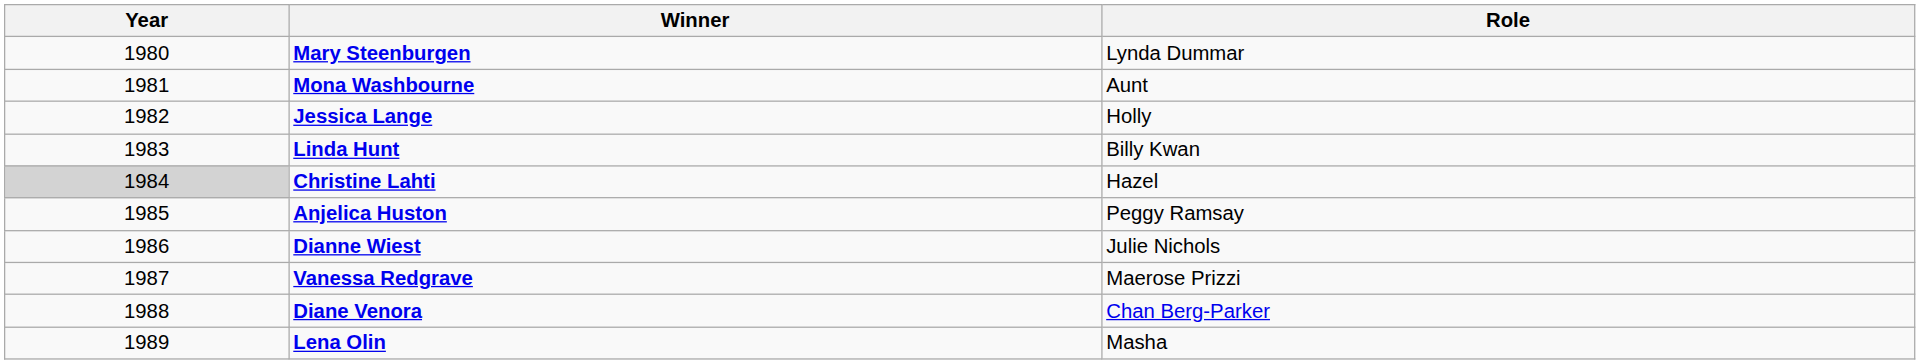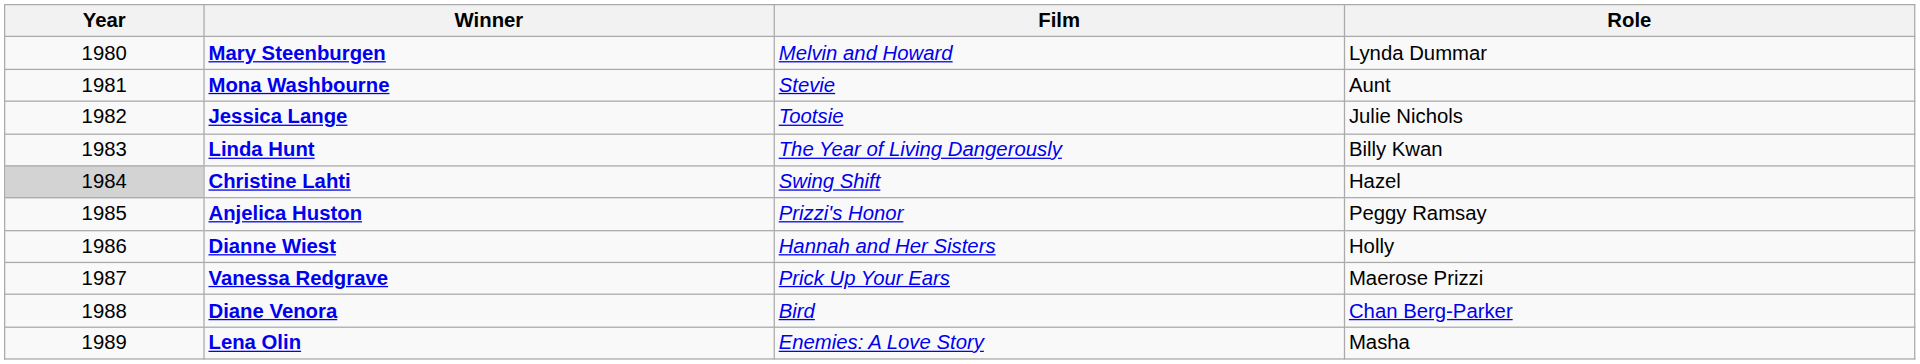+ column: (1059, 20)
(1129, 117) Holly -> (1406, 117) Julie Nichols
(1163, 246) Julie Nichols -> (1371, 246) Holly
